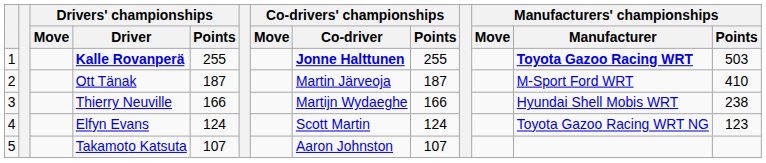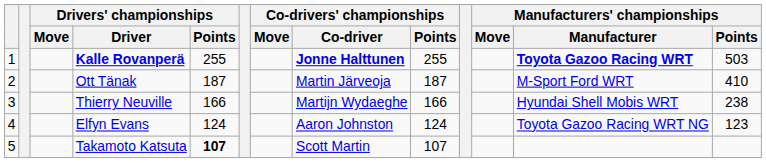(333, 124) Scott Martin -> (344, 124) Aaron Johnston
(214, 146) normal -> (214, 146) bold
(344, 146) Aaron Johnston -> (333, 146) Scott Martin
